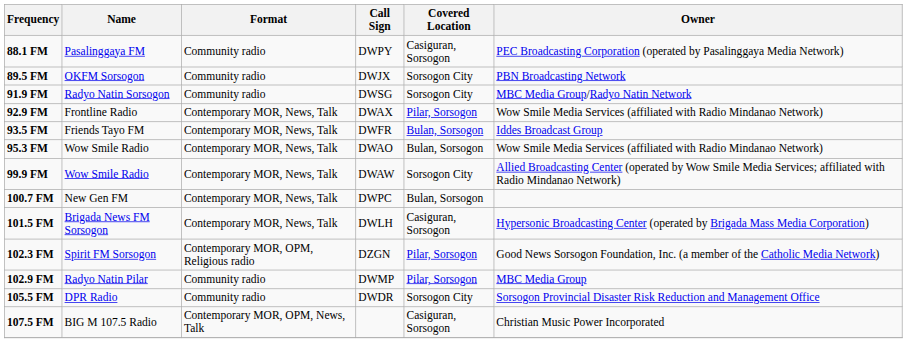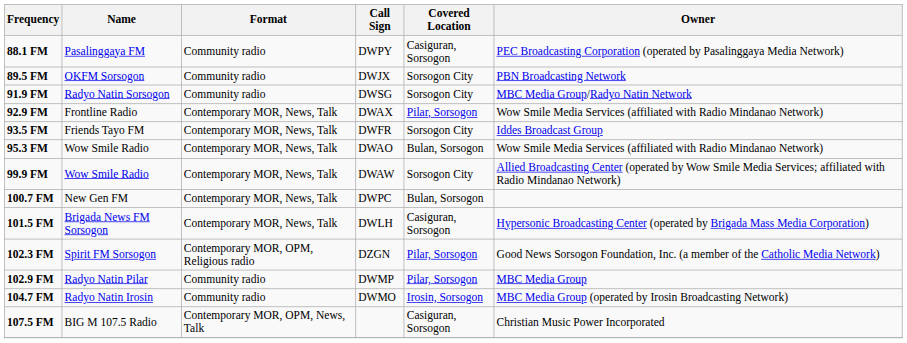(445, 130) Bulan, Sorsogon -> (440, 130) Sorsogon City
+ row: (30, 297)
- row: (30, 297)
